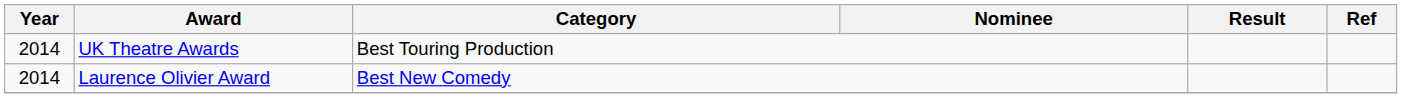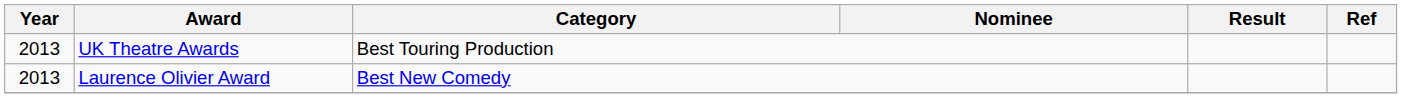(39, 48) 2014 -> (39, 48) 2013
(39, 78) 2014 -> (39, 78) 2013
